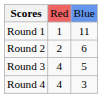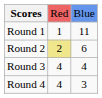(59, 48) no background -> (59, 48) khaki background
(84, 66) 5 -> (84, 66) 4
